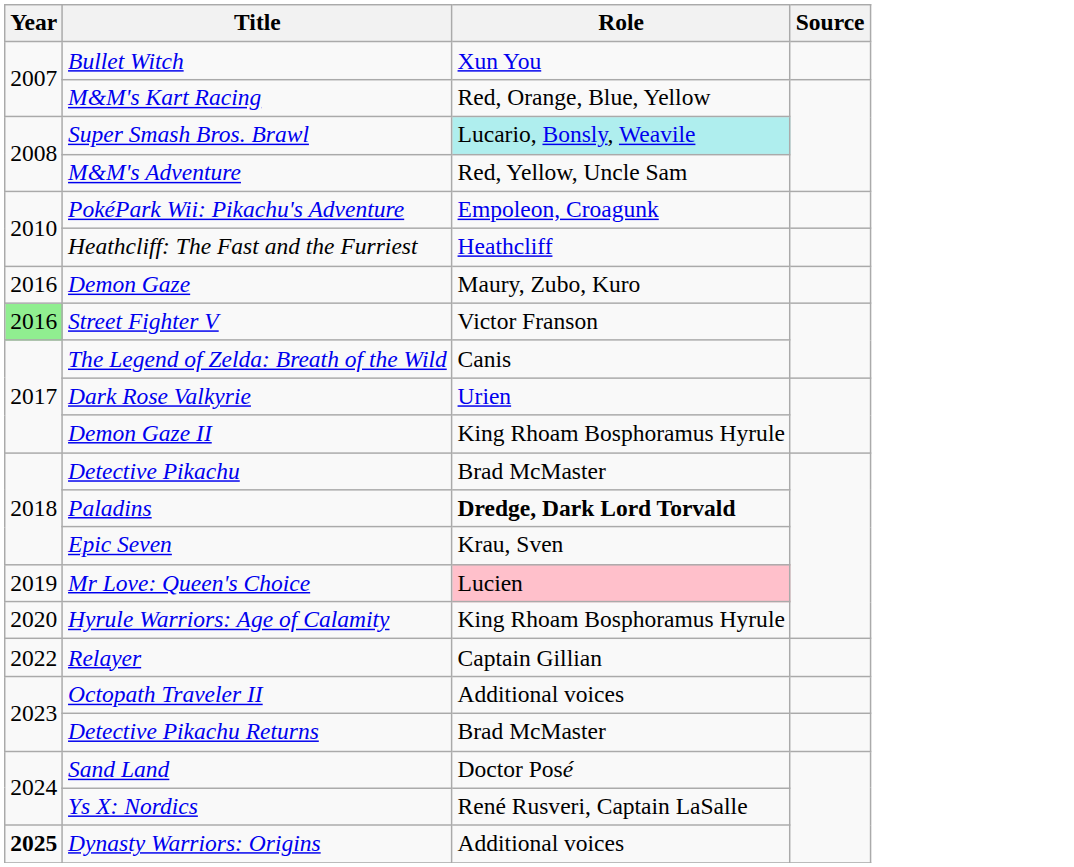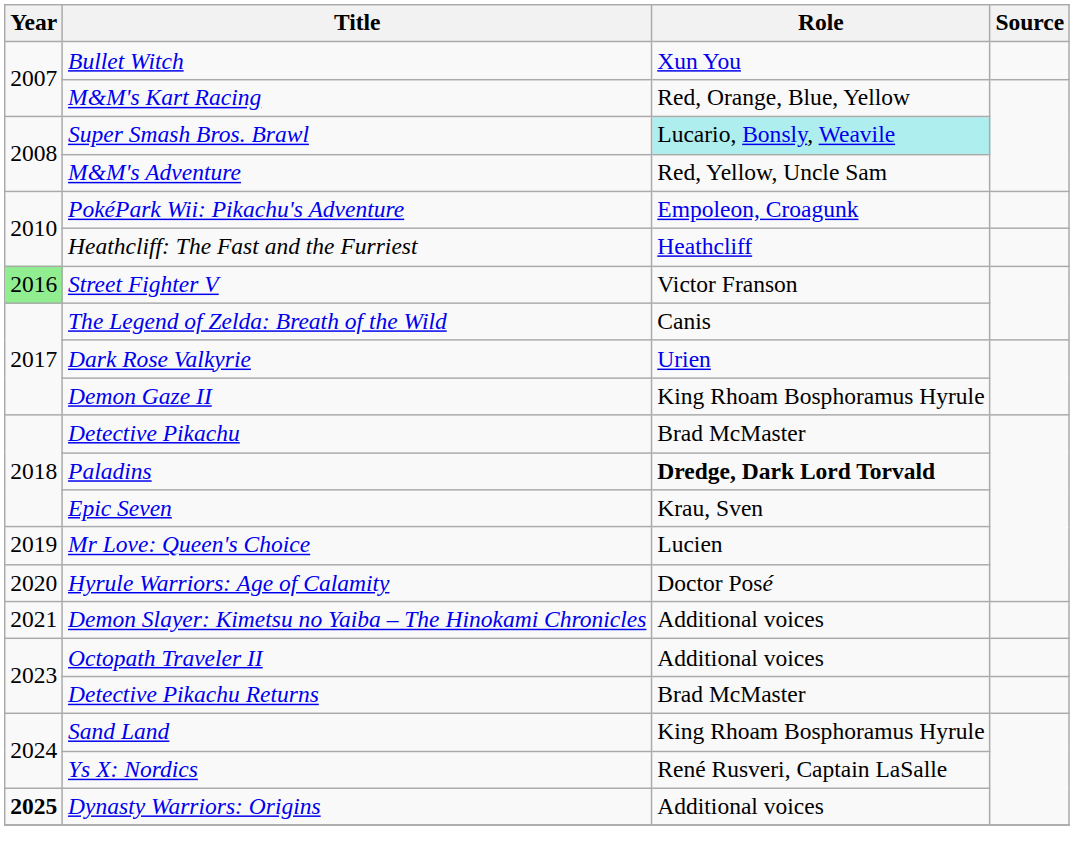- row: (129, 284)
(490, 582) pink background -> (690, 545) no background
(621, 619) King Rhoam Bosphoramus Hyrule -> (715, 582) Doctor Posé
+ row: (357, 619)
- row: (105, 657)
(515, 769) Doctor Posé -> (821, 731) King Rhoam Bosphoramus Hyrule
